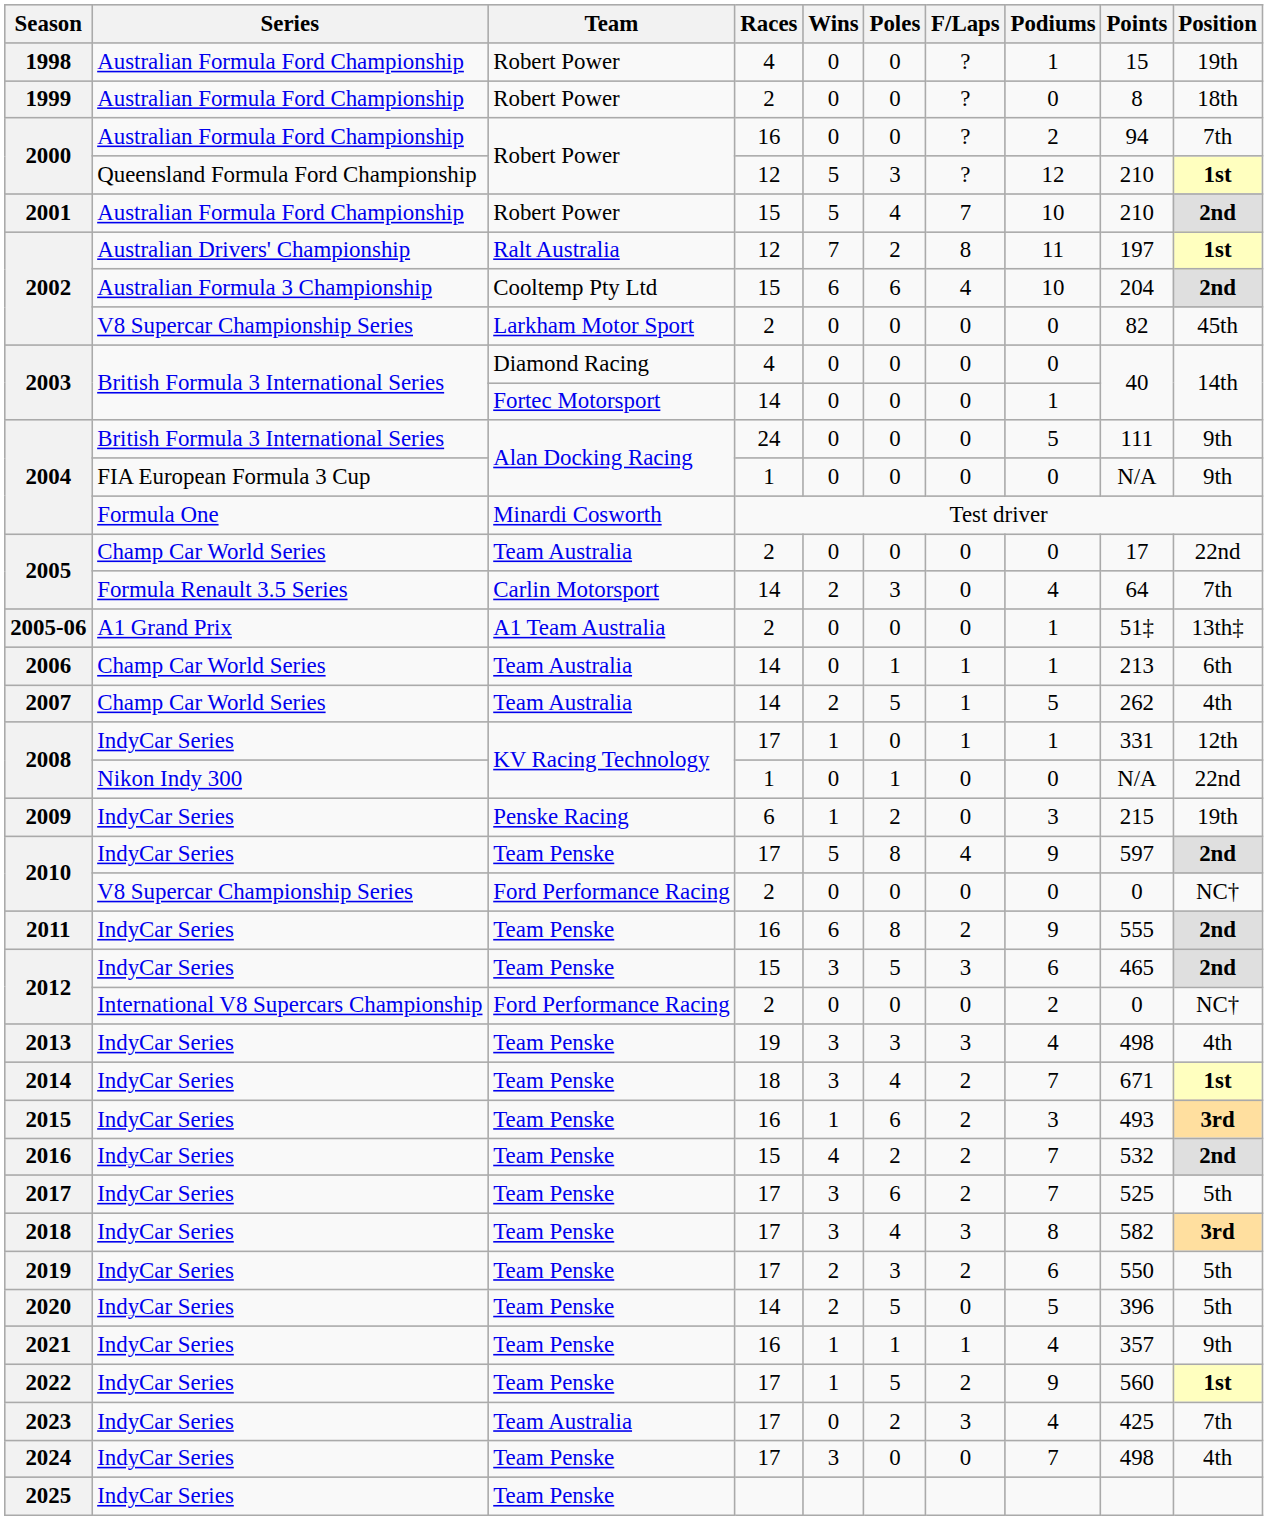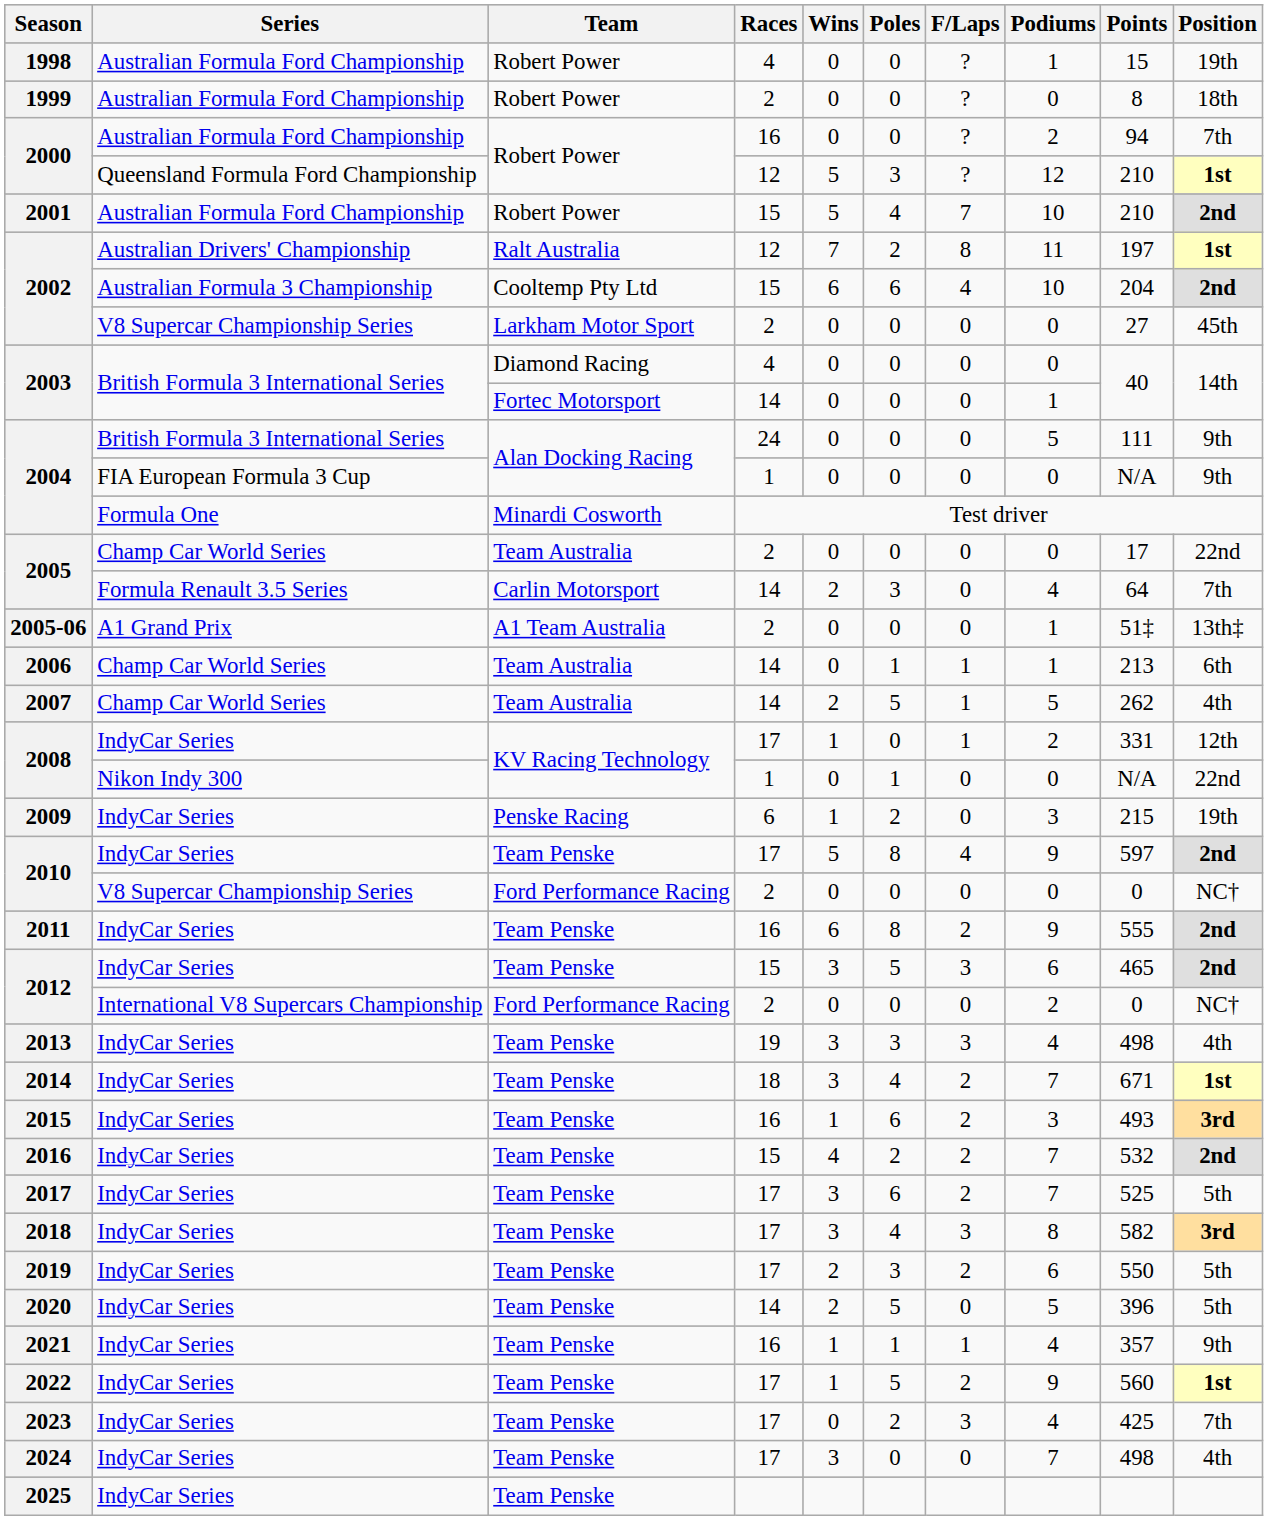(1137, 325) 82 -> (1137, 325) 27
(1053, 741) 1 -> (1053, 741) 2
(563, 1420) Team Australia -> (554, 1420) Team Penske
